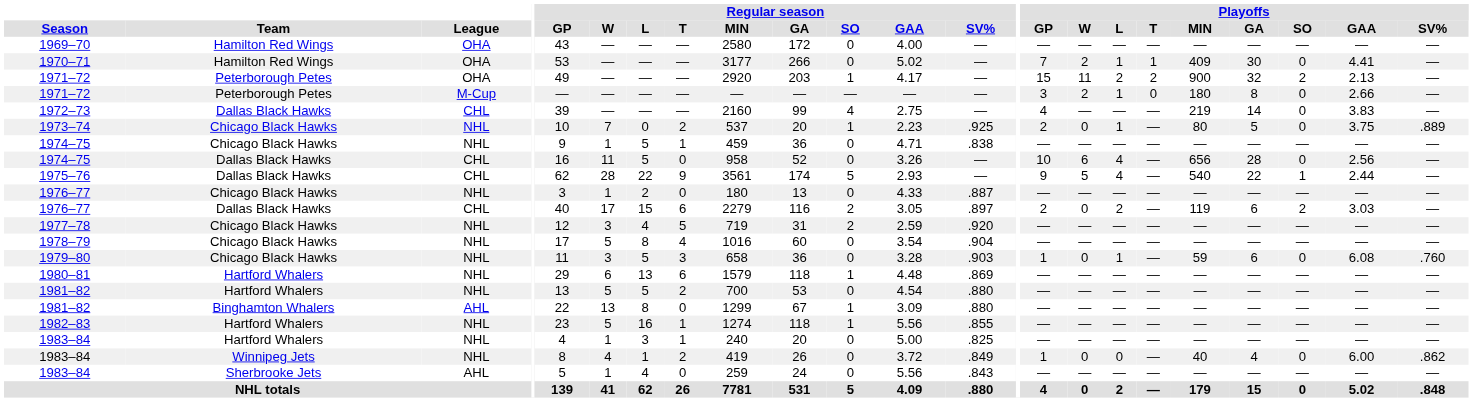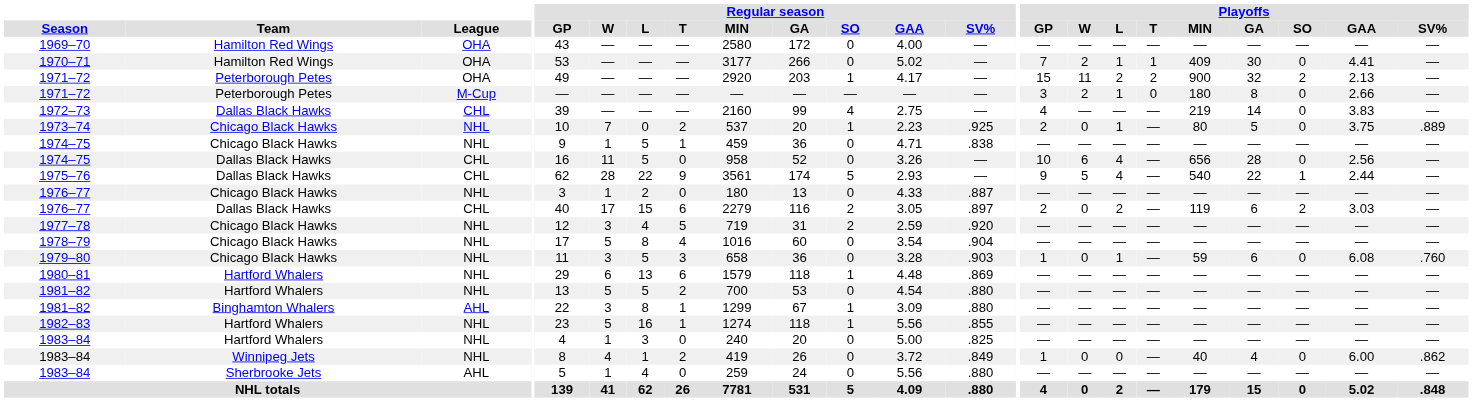(608, 307) 13 -> (608, 307) 3
(683, 307) 0 -> (683, 307) 1
(683, 340) 1 -> (683, 340) 0
(980, 373) .843 -> (980, 373) .880
